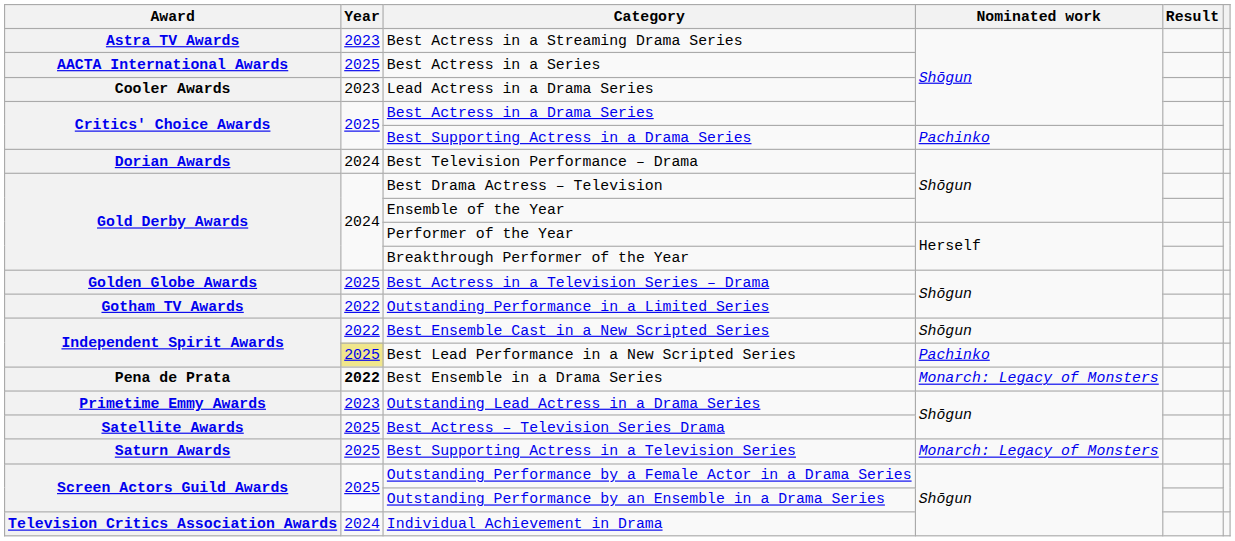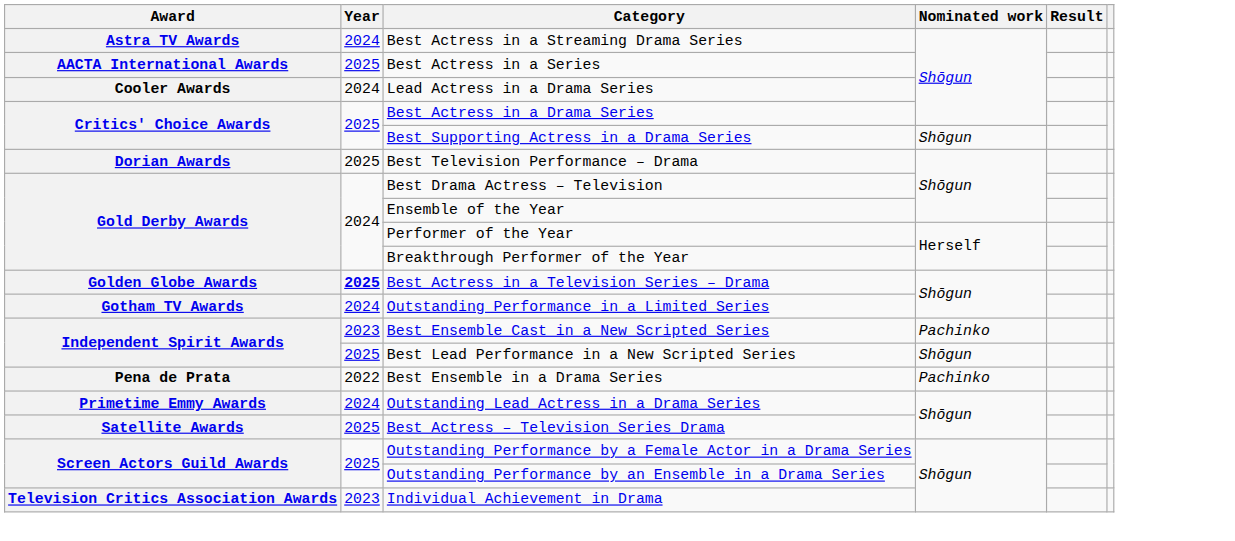(362, 41) 2023 -> (362, 41) 2024
(362, 89) 2023 -> (362, 89) 2024
(954, 137) Pachinko -> (945, 137) Shōgun
(362, 162) 2024 -> (362, 162) 2025
(362, 282) normal -> (362, 282) bold
(362, 306) 2022 -> (362, 306) 2024
(362, 331) 2022 -> (362, 331) 2023
(945, 331) Shōgun -> (954, 331) Pachinko
(362, 355) khaki background -> (362, 355) no background
(954, 355) Pachinko -> (945, 355) Shōgun
(362, 379) bold -> (362, 379) normal
(1039, 379) Monarch: Legacy of Monsters -> (954, 379) Pachinko
(362, 403) 2023 -> (362, 403) 2024
- row: (591, 451)
(362, 524) 2024 -> (362, 500) 2023
